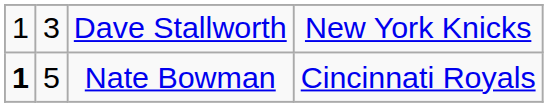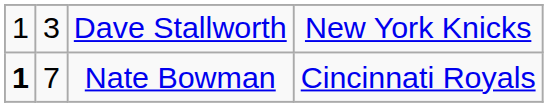(51, 76) 5 -> (51, 76) 7
